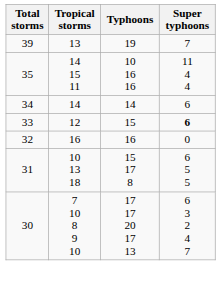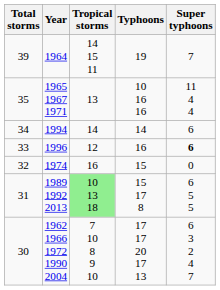+ column: (56, 19)
(75, 43) 13 -> (92, 56) 14 15 11
(75, 74) 14 15 11 -> (92, 99) 13
(130, 122) 15 -> (141, 147) 16
(130, 139) 16 -> (141, 165) 15
(75, 170) no background -> (92, 195) lightgreen background
